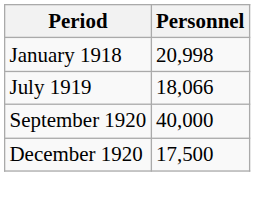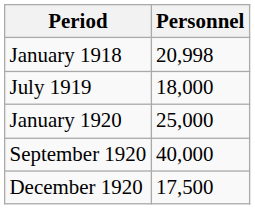(185, 87) 18,066 -> (185, 87) 18,000
+ row: (66, 120)
